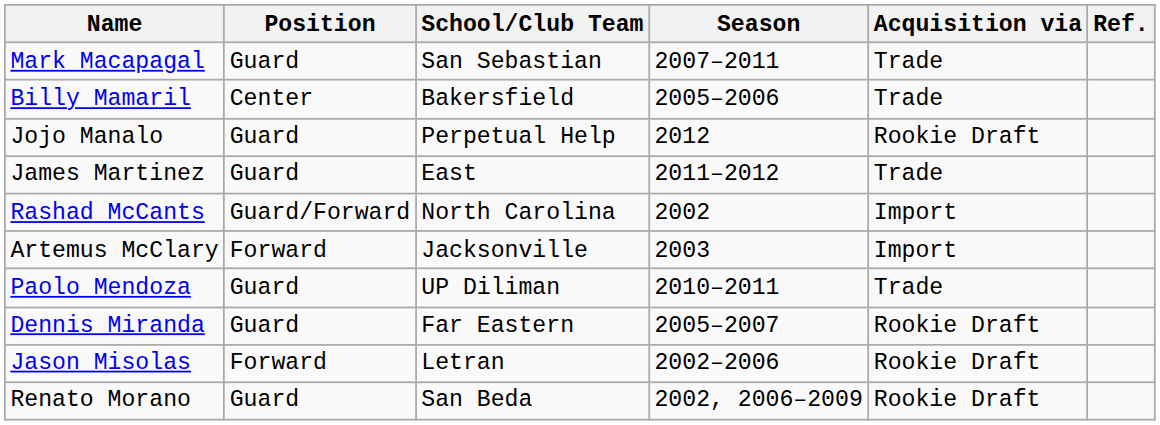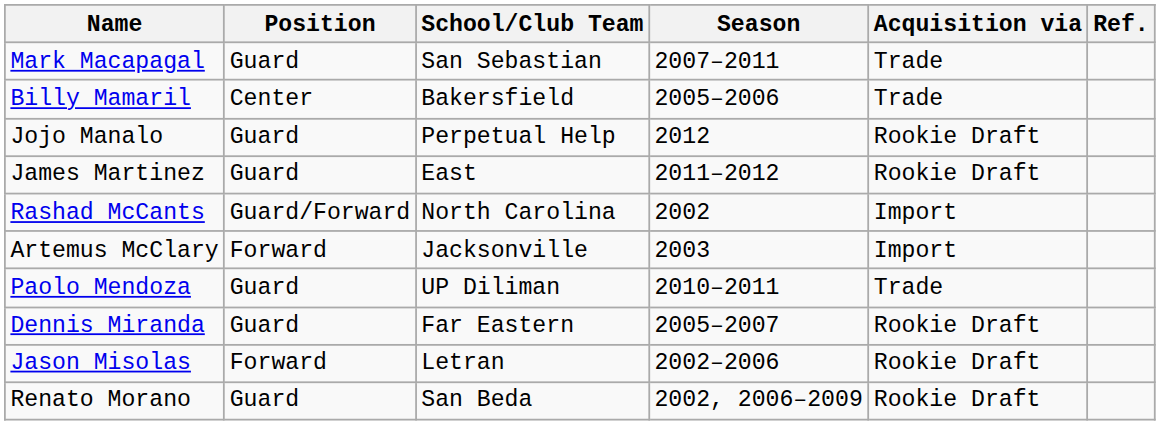(909, 175) Trade -> (957, 175) Rookie Draft
